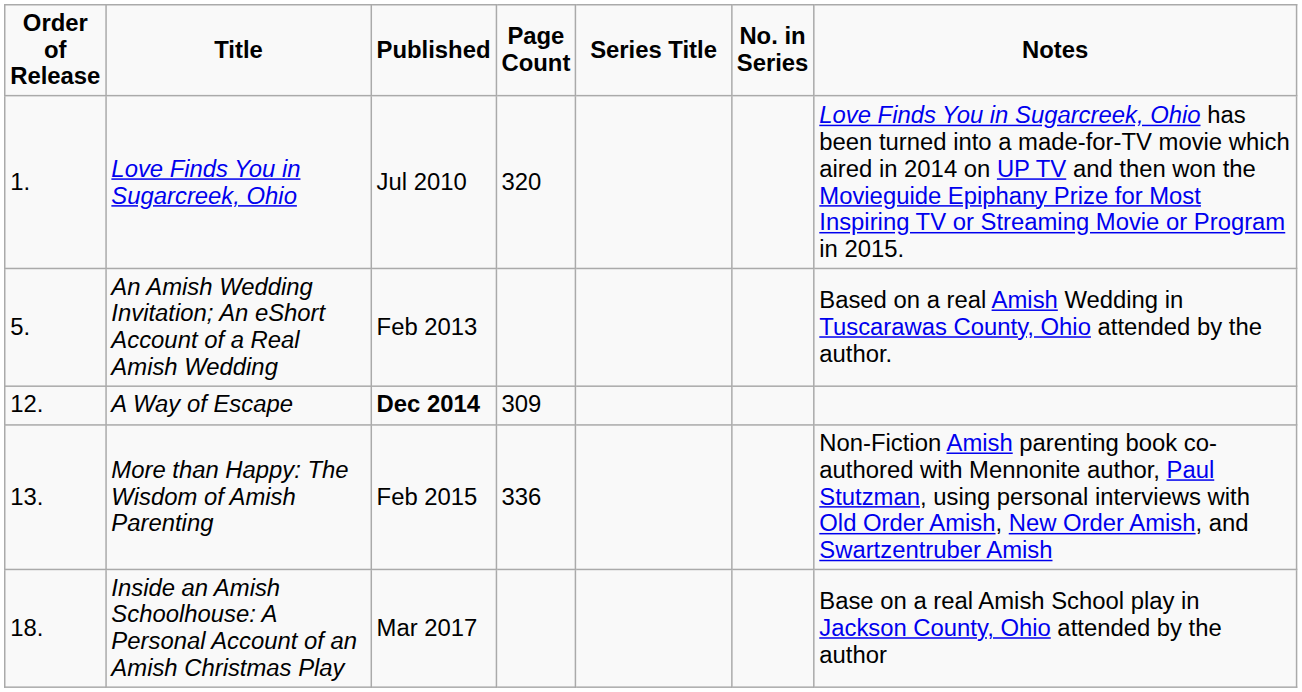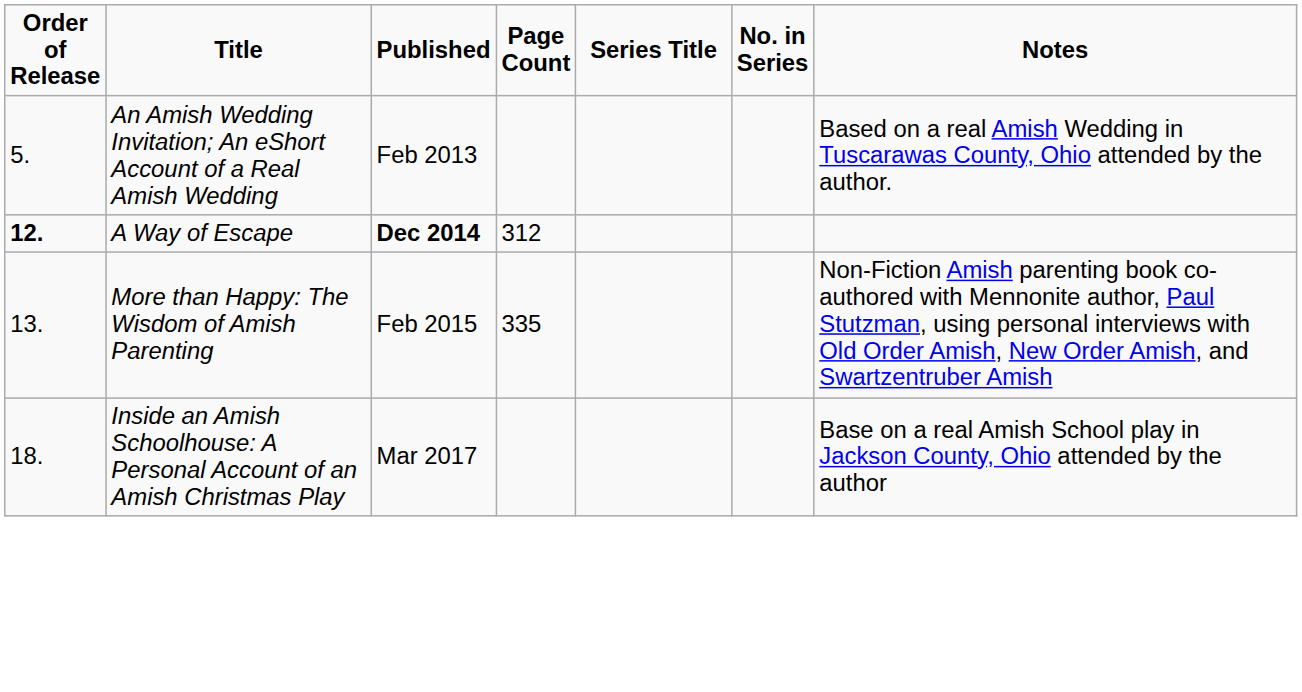- row: (206, 181)
(27, 405) normal -> (27, 233) bold
(521, 405) 309 -> (521, 233) 312
(521, 496) 336 -> (521, 324) 335
